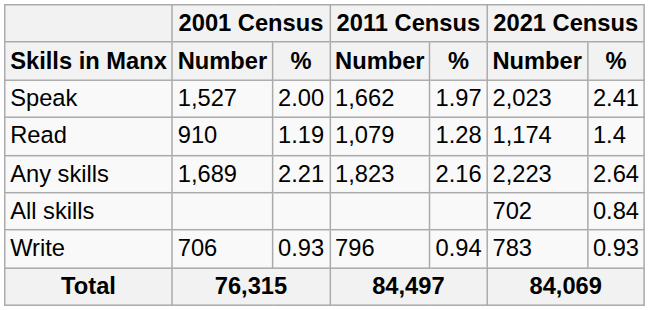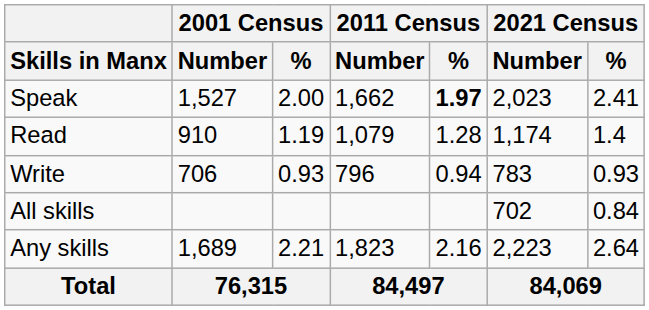(459, 98) normal -> (459, 98) bold
rows swapped: (38, 248) <-> (60, 173)
